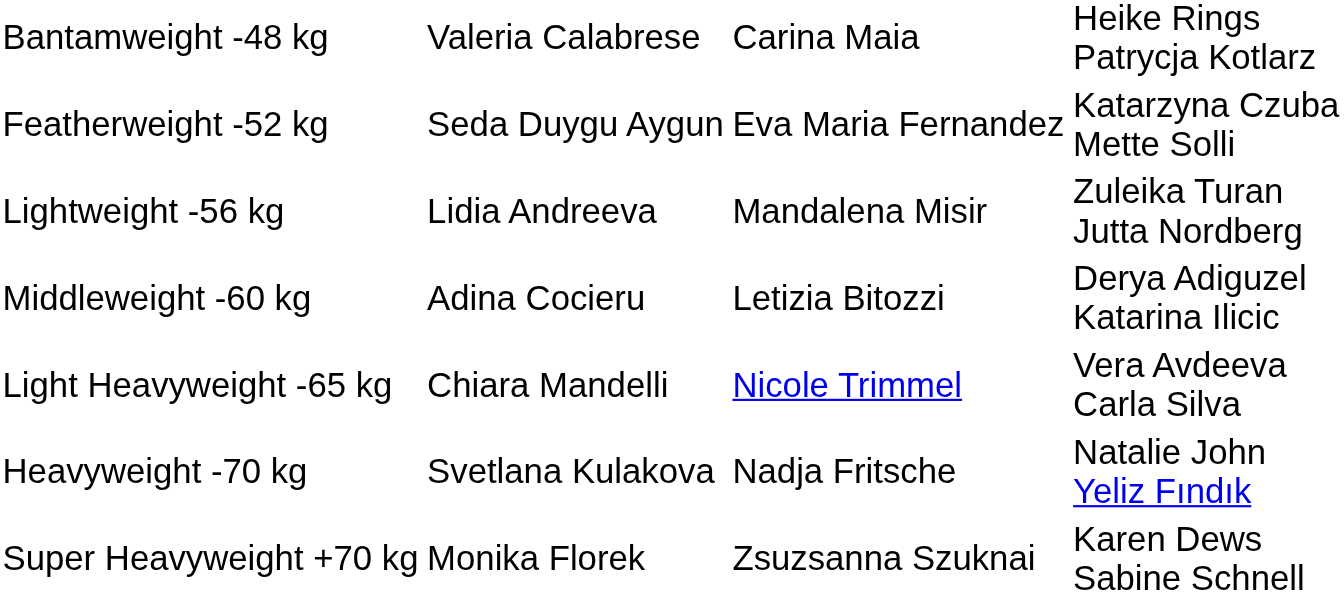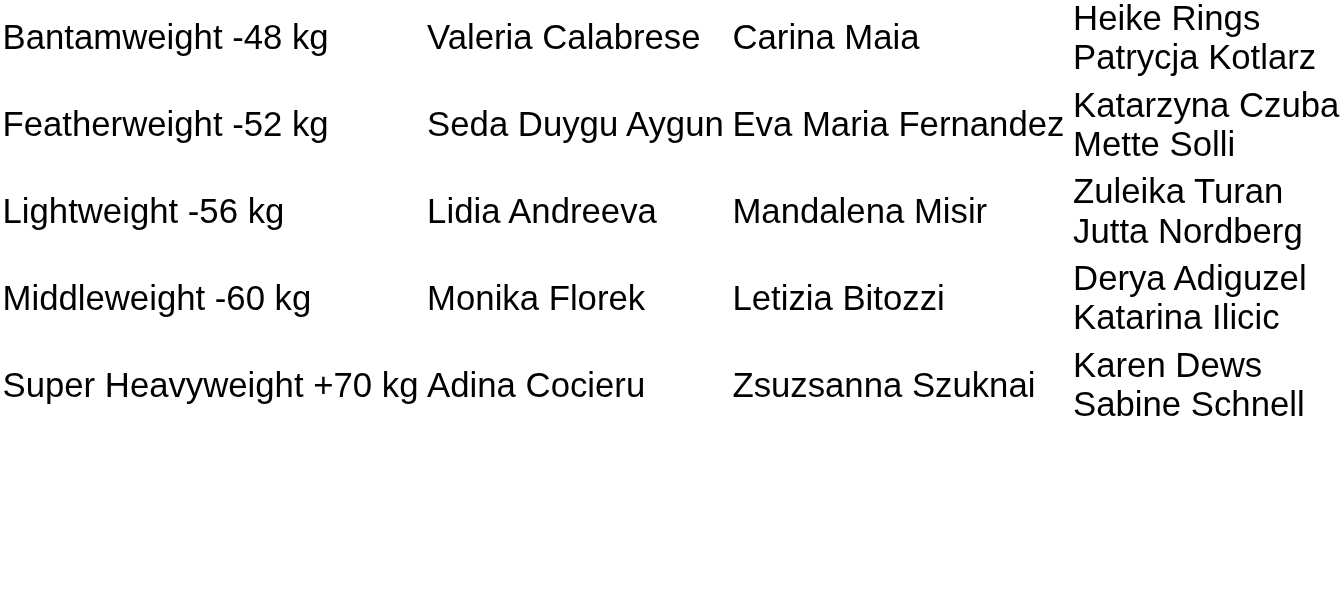(536, 298) Adina Cocieru -> (536, 298) Monika Florek
- row: (197, 385)
- row: (155, 471)
(536, 558) Monika Florek -> (536, 385) Adina Cocieru
